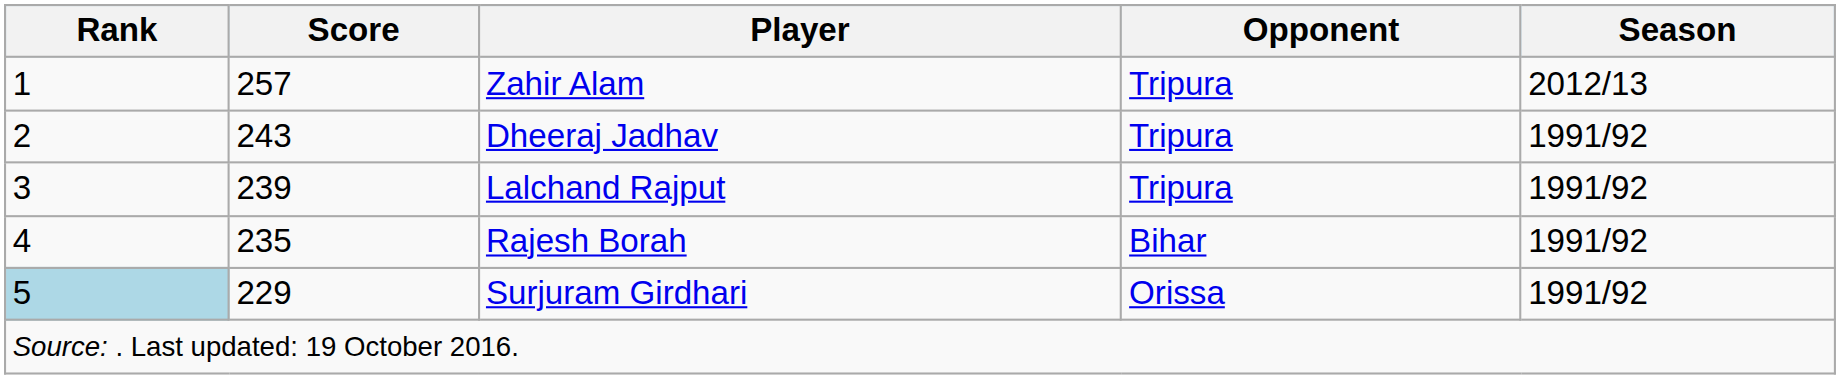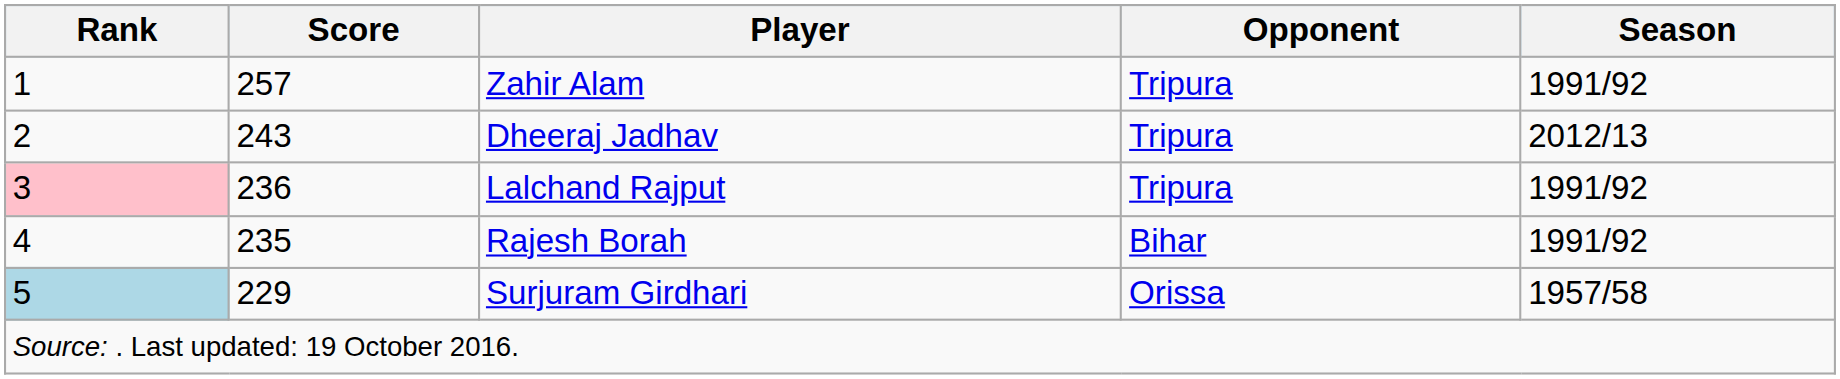(1588, 83) 2012/13 -> (1588, 83) 1991/92
(1588, 135) 1991/92 -> (1588, 135) 2012/13
(22, 188) no background -> (22, 188) pink background
(264, 188) 239 -> (264, 188) 236
(1588, 293) 1991/92 -> (1588, 293) 1957/58
